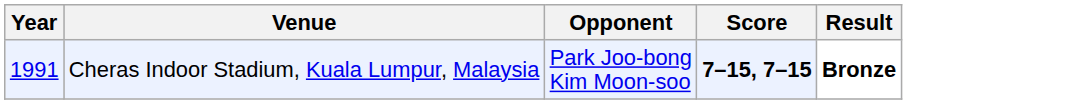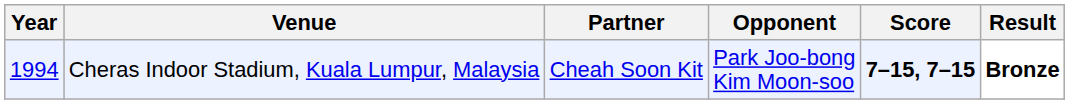+ column: (626, 22)
(34, 69) 1991 -> (34, 69) 1994
